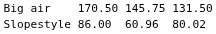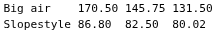(95, 24) 86.00 -> (95, 24) 86.80
(142, 24) 60.96 -> (142, 24) 82.50
